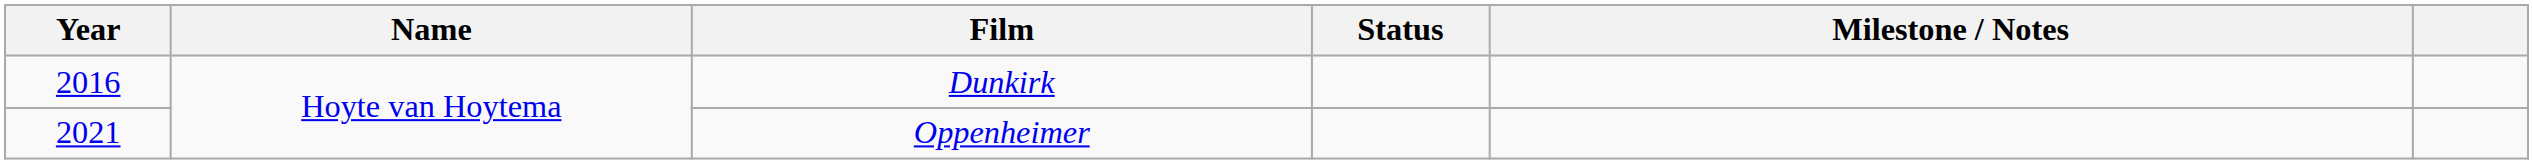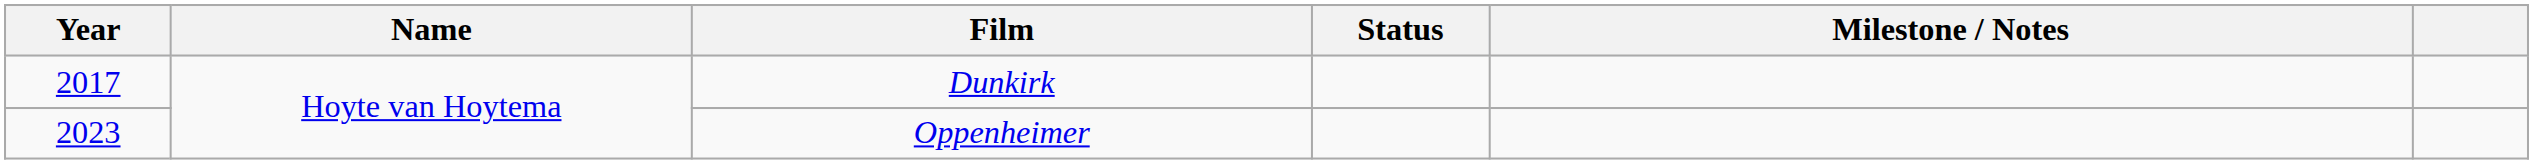(88, 81) 2016 -> (88, 81) 2017
(88, 132) 2021 -> (88, 132) 2023
